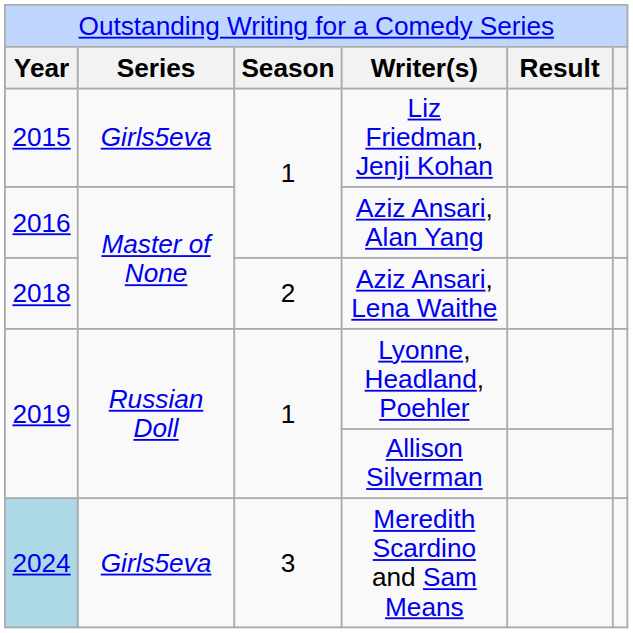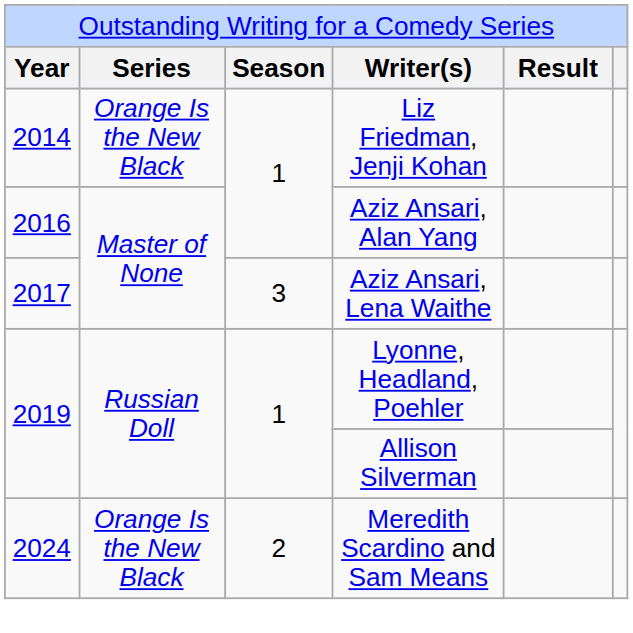(42, 138) 2015 -> (42, 138) 2014
(156, 138) Girls5eva -> (152, 138) Orange Is the New Black
(42, 294) 2018 -> (42, 294) 2017
(288, 294) 2 -> (279, 294) 3
(42, 563) lightblue background -> (42, 549) no background
(156, 563) Girls5eva -> (152, 549) Orange Is the New Black
(288, 563) 3 -> (279, 549) 2
